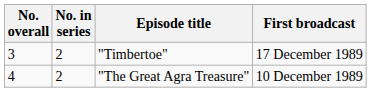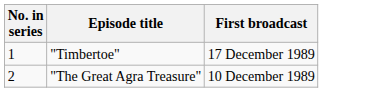- column: (28, 23)
(59, 53) 2 -> (11, 53) 1
